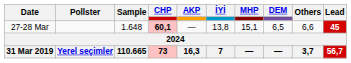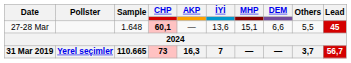(220, 26) 13,8 -> (220, 26) 13,6
(278, 26) 6,5 -> (278, 26) 6,6
(308, 26) 6,6 -> (308, 26) 5,5
